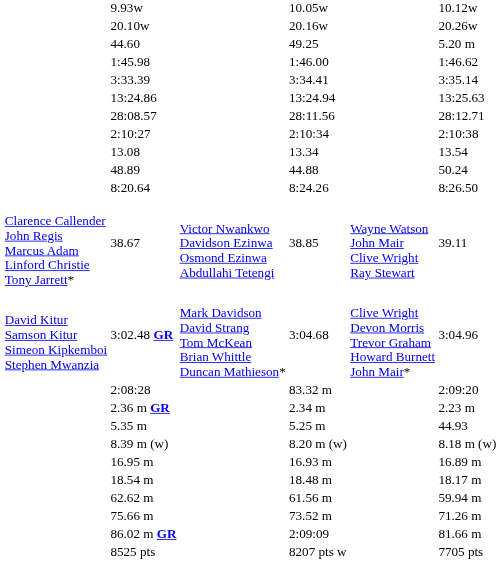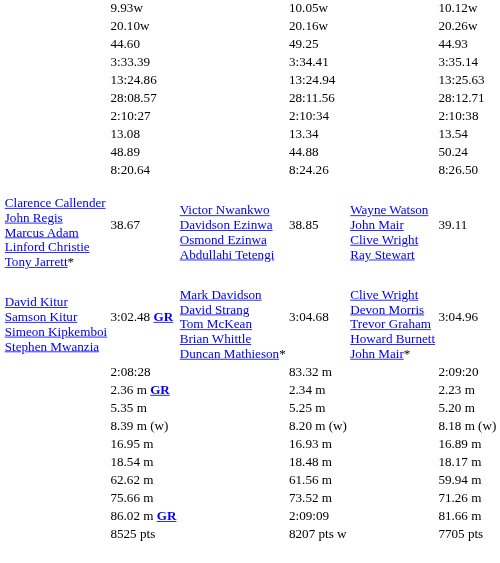(457, 44) 5.20 m -> (453, 44) 44.93
- row: (130, 62)
(453, 426) 44.93 -> (457, 408) 5.20 m
